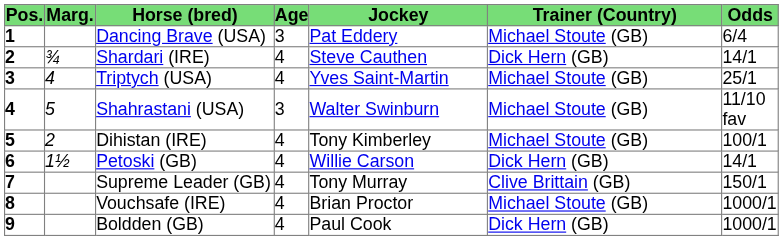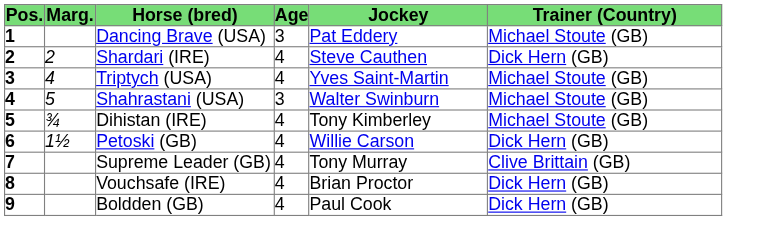- column: (750, 15)
(52, 57) ¾ -> (50, 57) 2
(50, 140) 2 -> (52, 120) ¾
(568, 203) Michael Stoute (GB) -> (548, 183) Dick Hern (GB)
